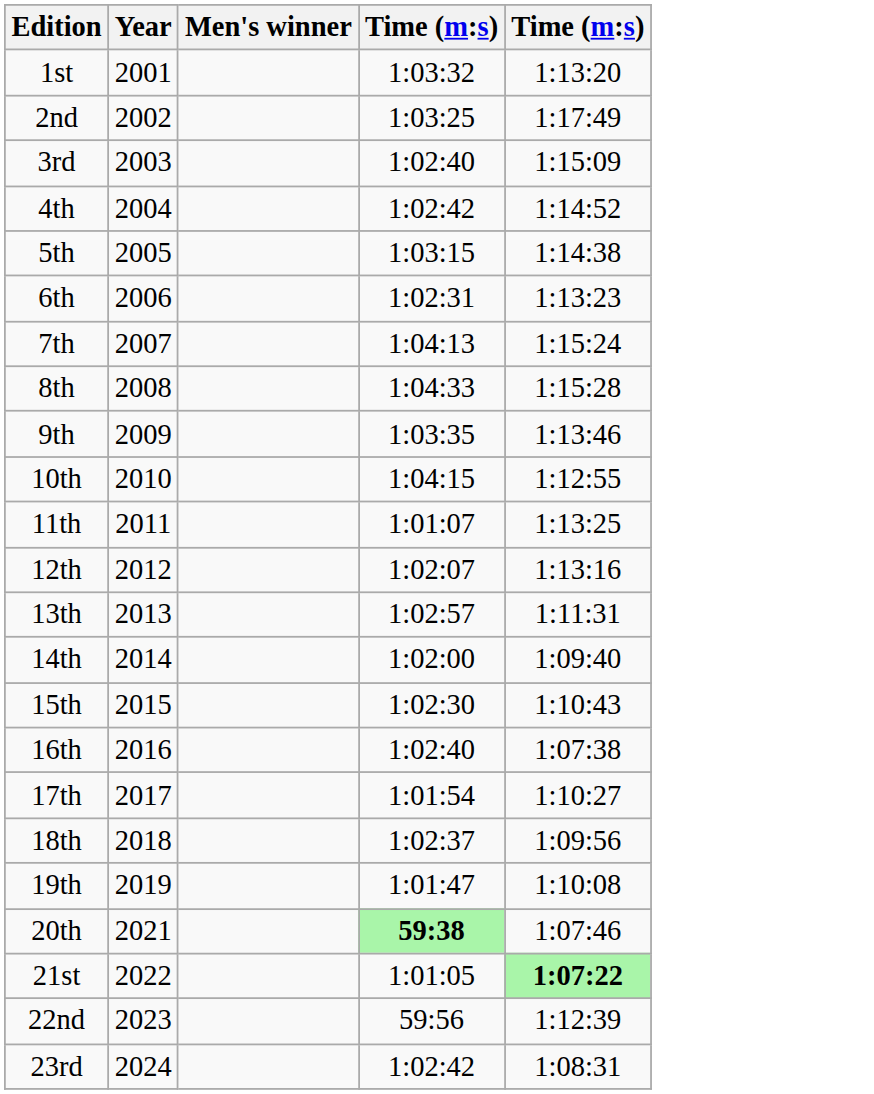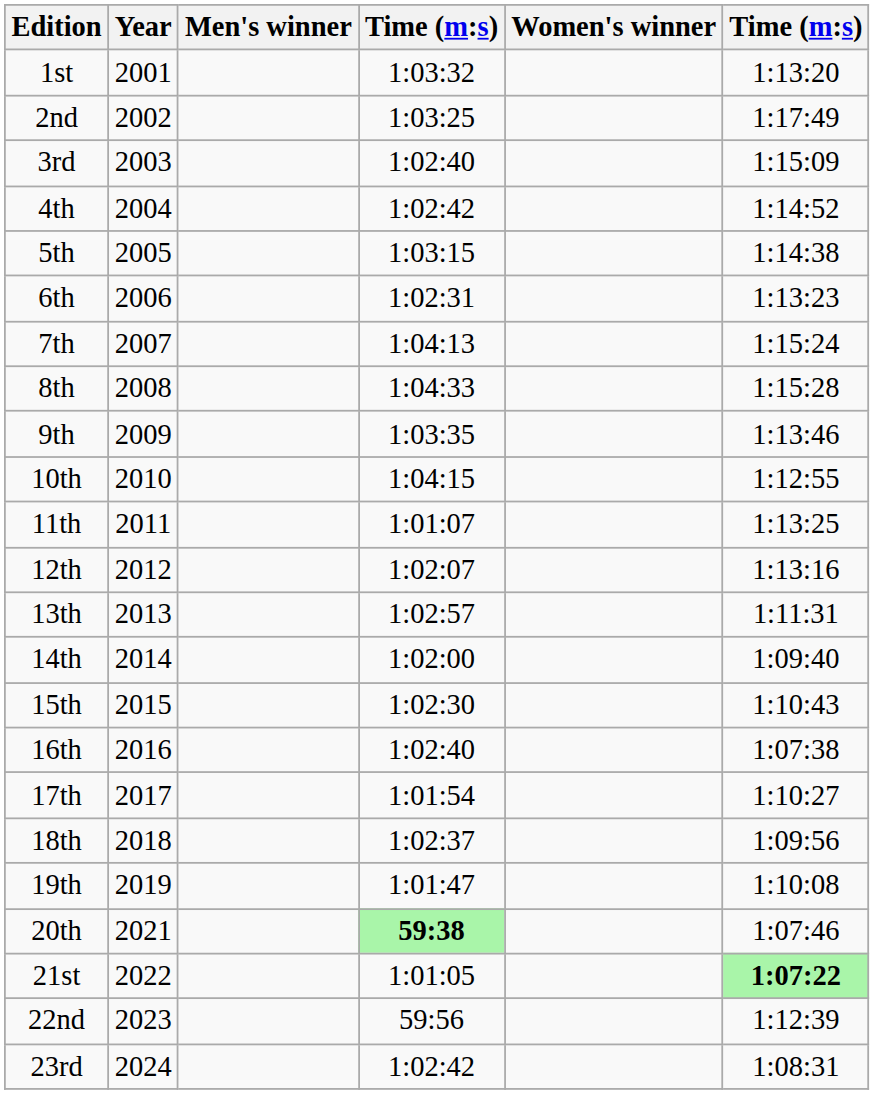+ column: (614, 27)
